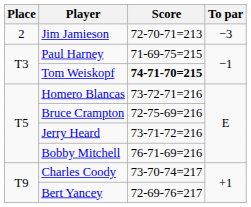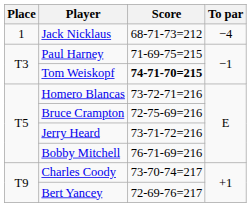+ row: (76, 34)
- row: (75, 34)
